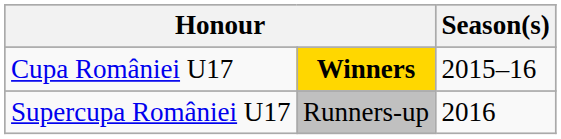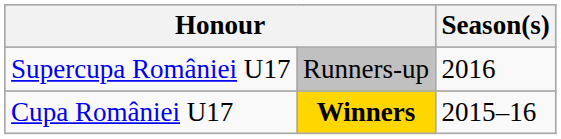rows swapped: (122, 68) <-> (151, 111)
